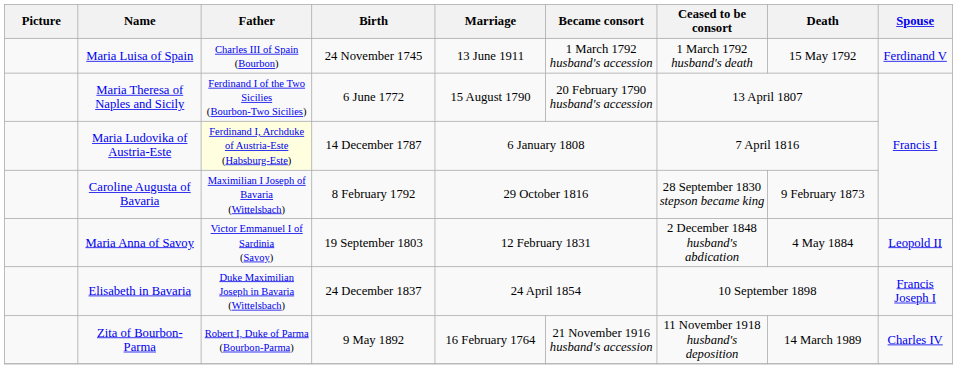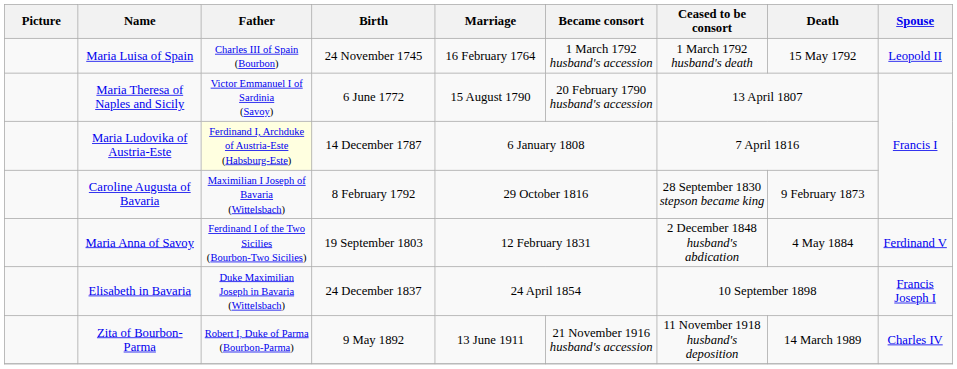(490, 55) 13 June 1911 -> (490, 55) 16 February 1764
(915, 55) Ferdinand V -> (915, 55) Leopold II
(257, 98) Ferdinand I of the Two Sicilies (Bourbon-Two Sicilies) -> (257, 98) Victor Emmanuel I of Sardinia (Savoy)
(257, 243) Victor Emmanuel I of Sardinia (Savoy) -> (257, 243) Ferdinand I of the Two Sicilies (Bourbon-Two Sicilies)
(915, 242) Leopold II -> (915, 242) Ferdinand V
(490, 339) 16 February 1764 -> (490, 339) 13 June 1911
